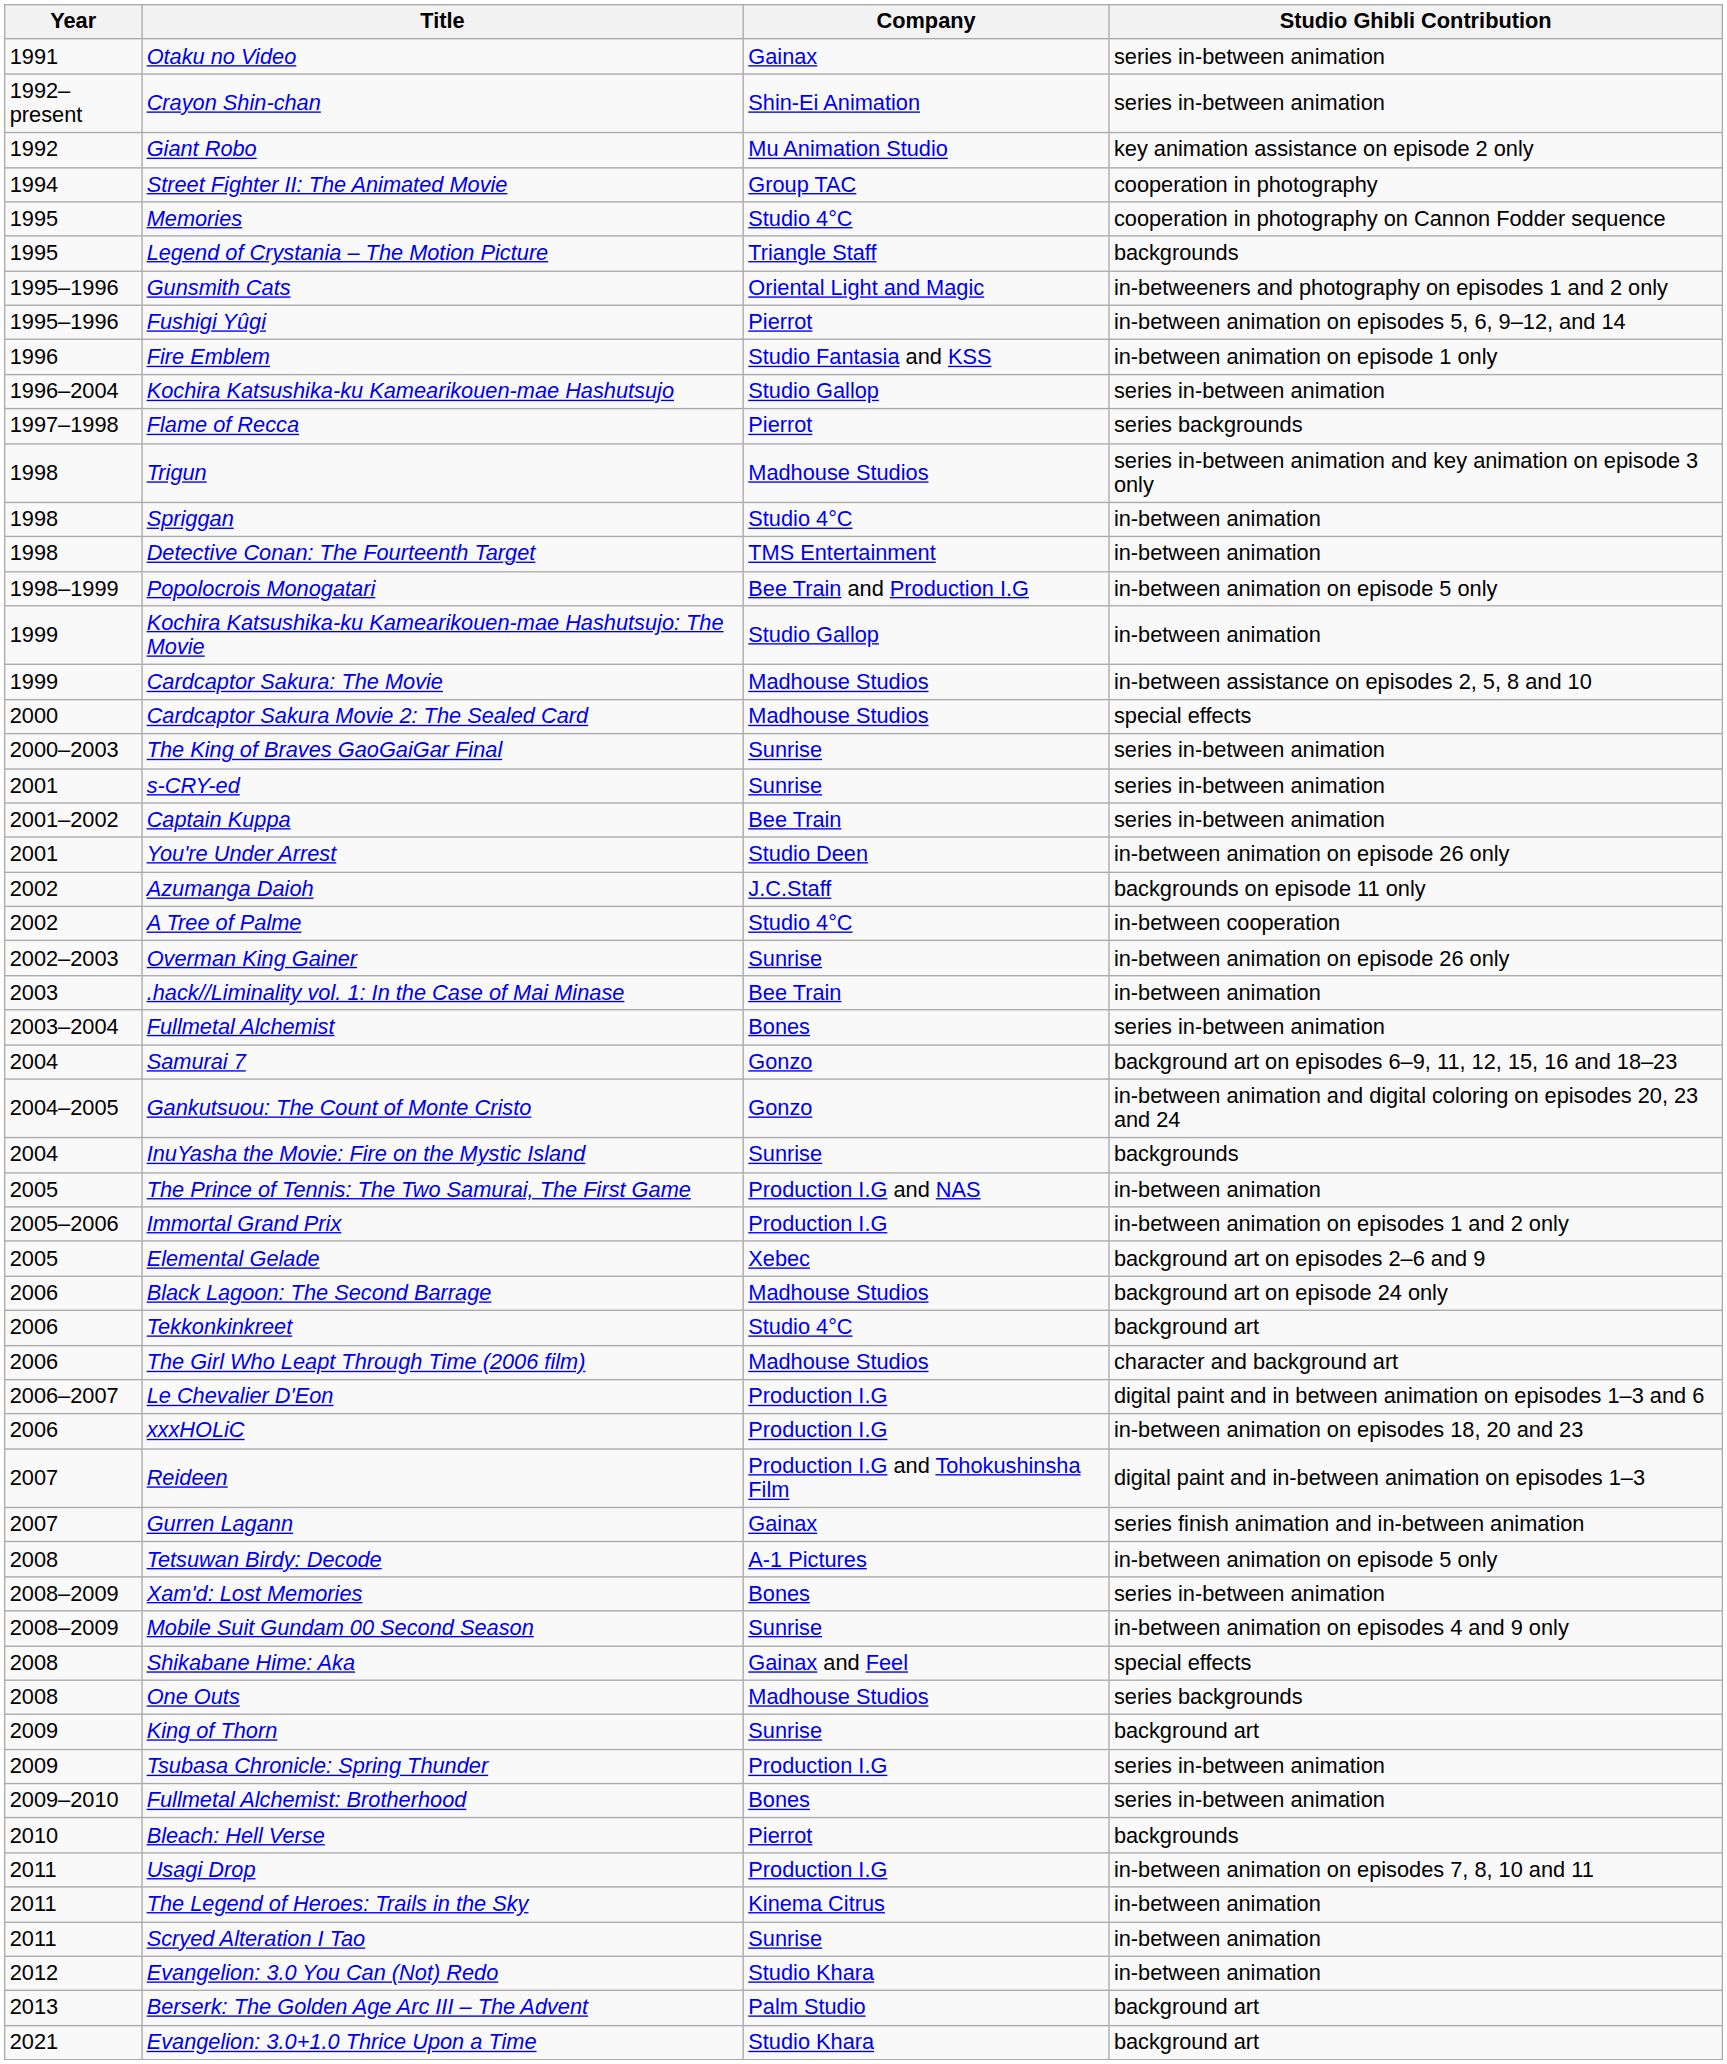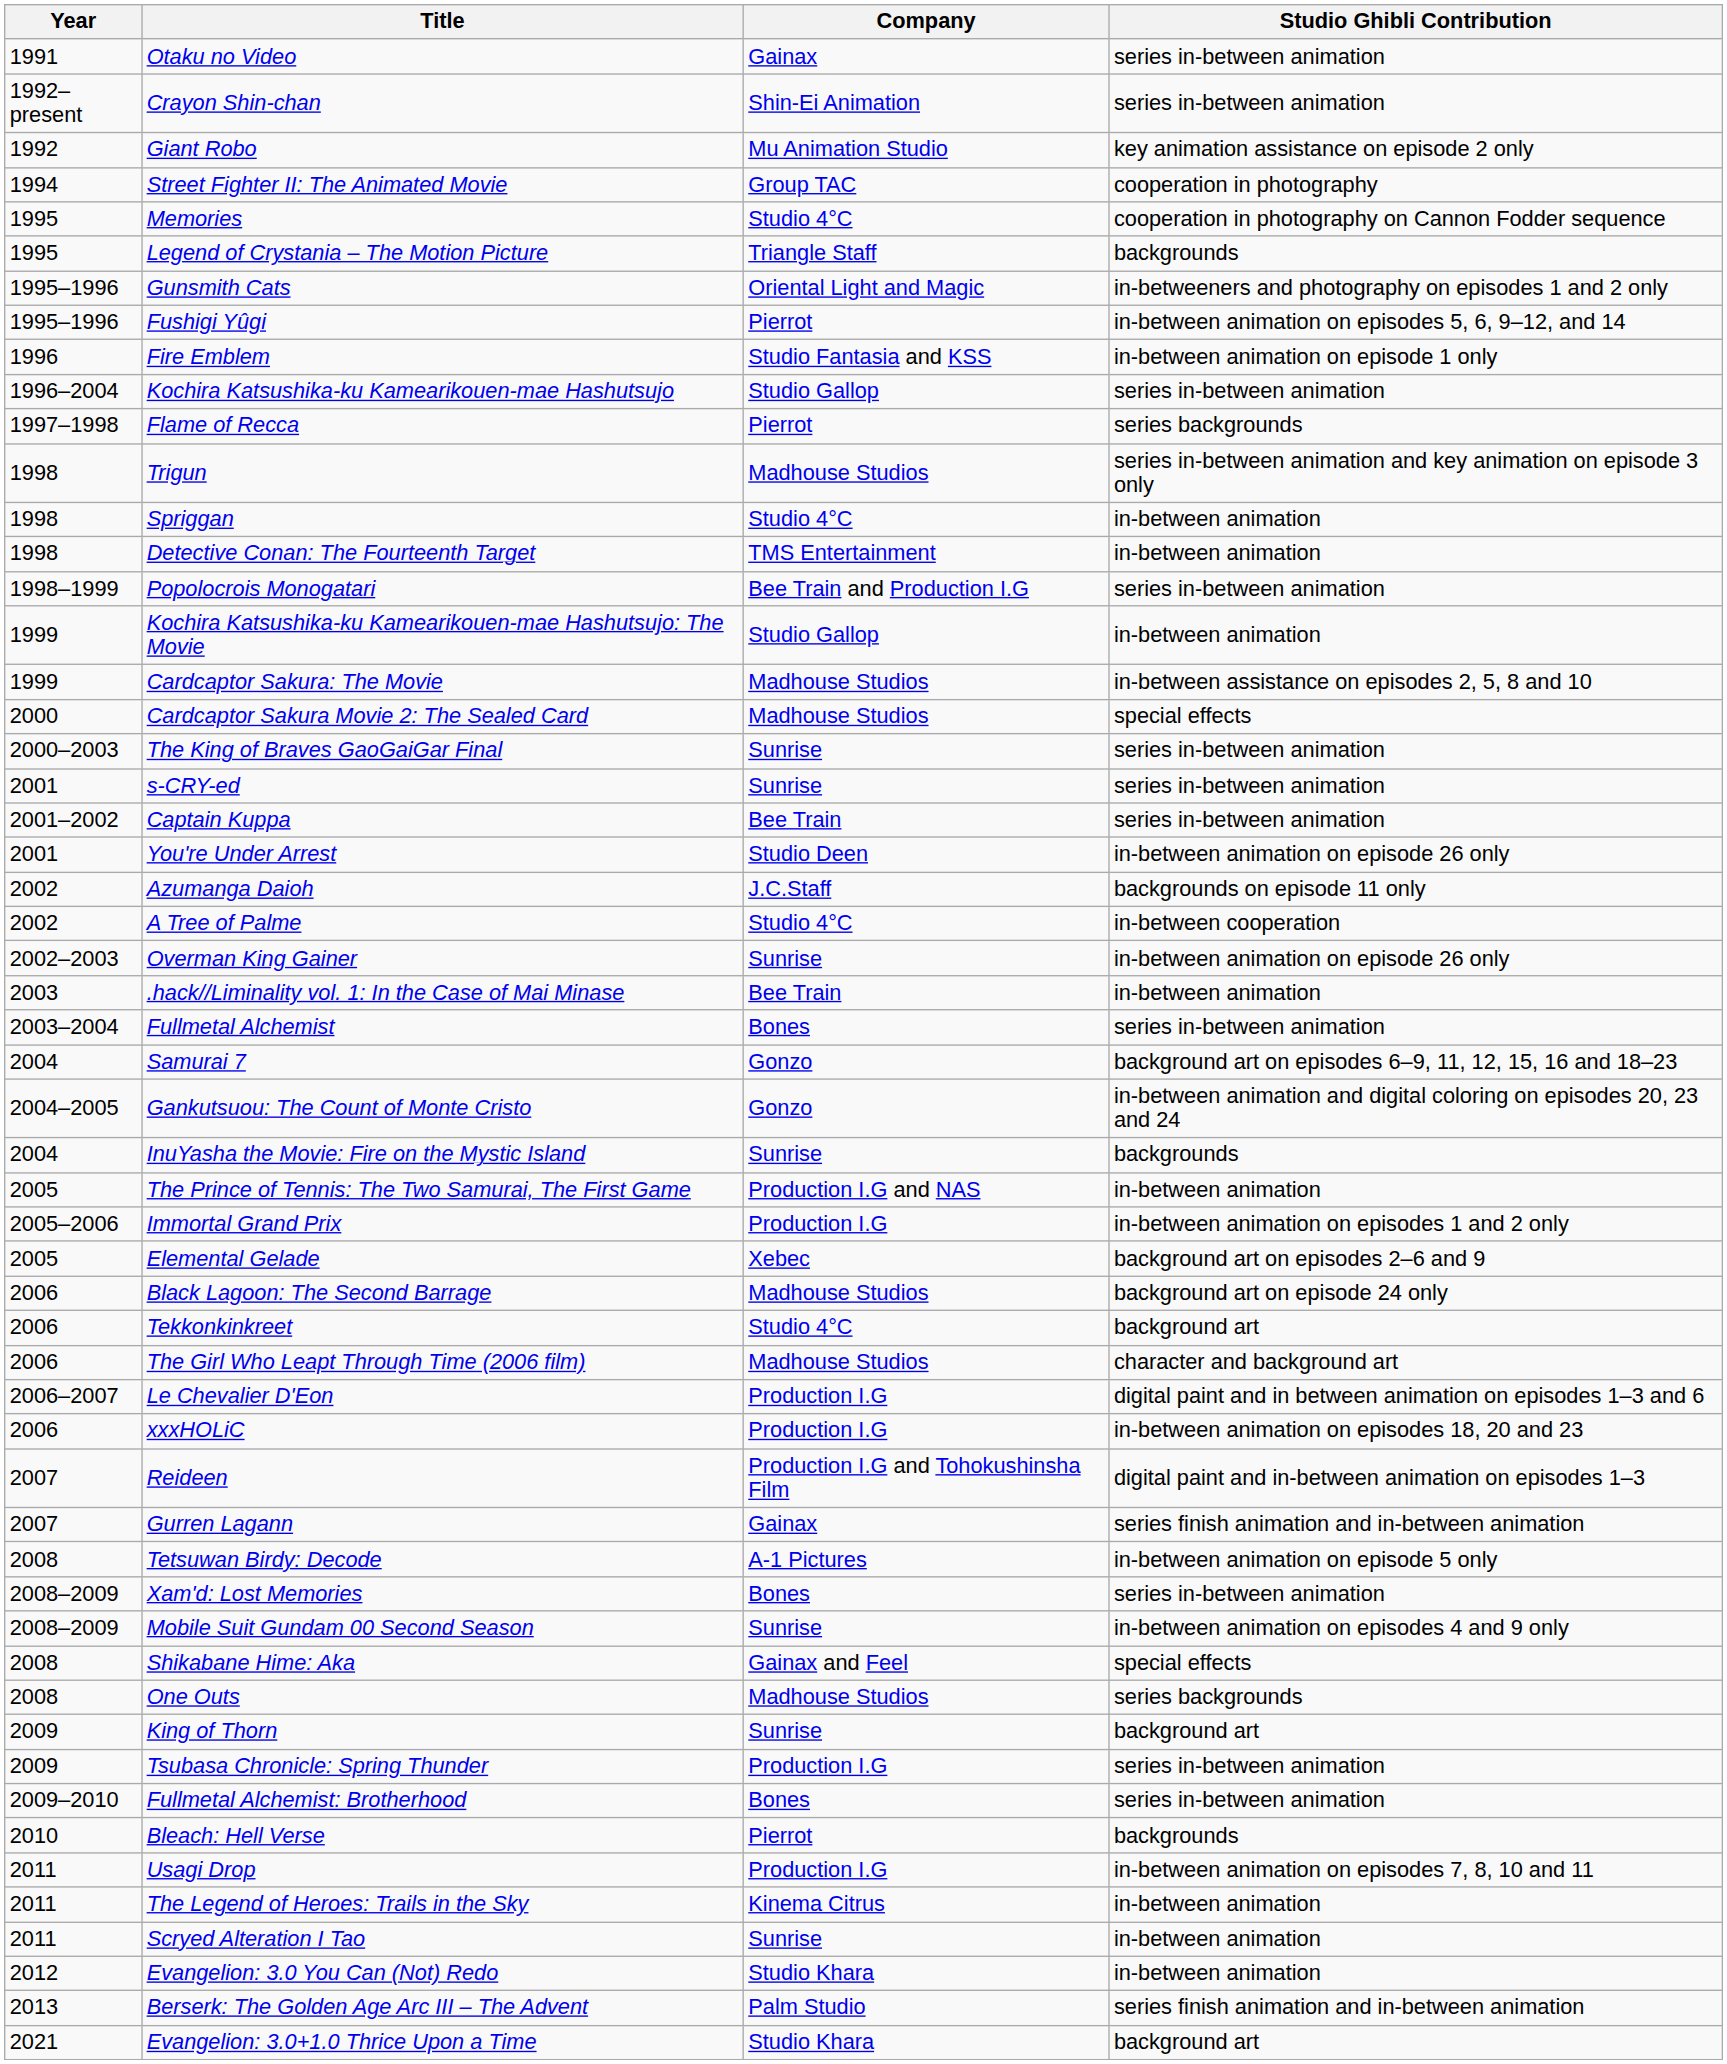(1306, 588) in-between animation on episode 5 only -> (1249, 588) series in-between animation
(1186, 2007) background art -> (1349, 2007) series finish animation and in-between animation
